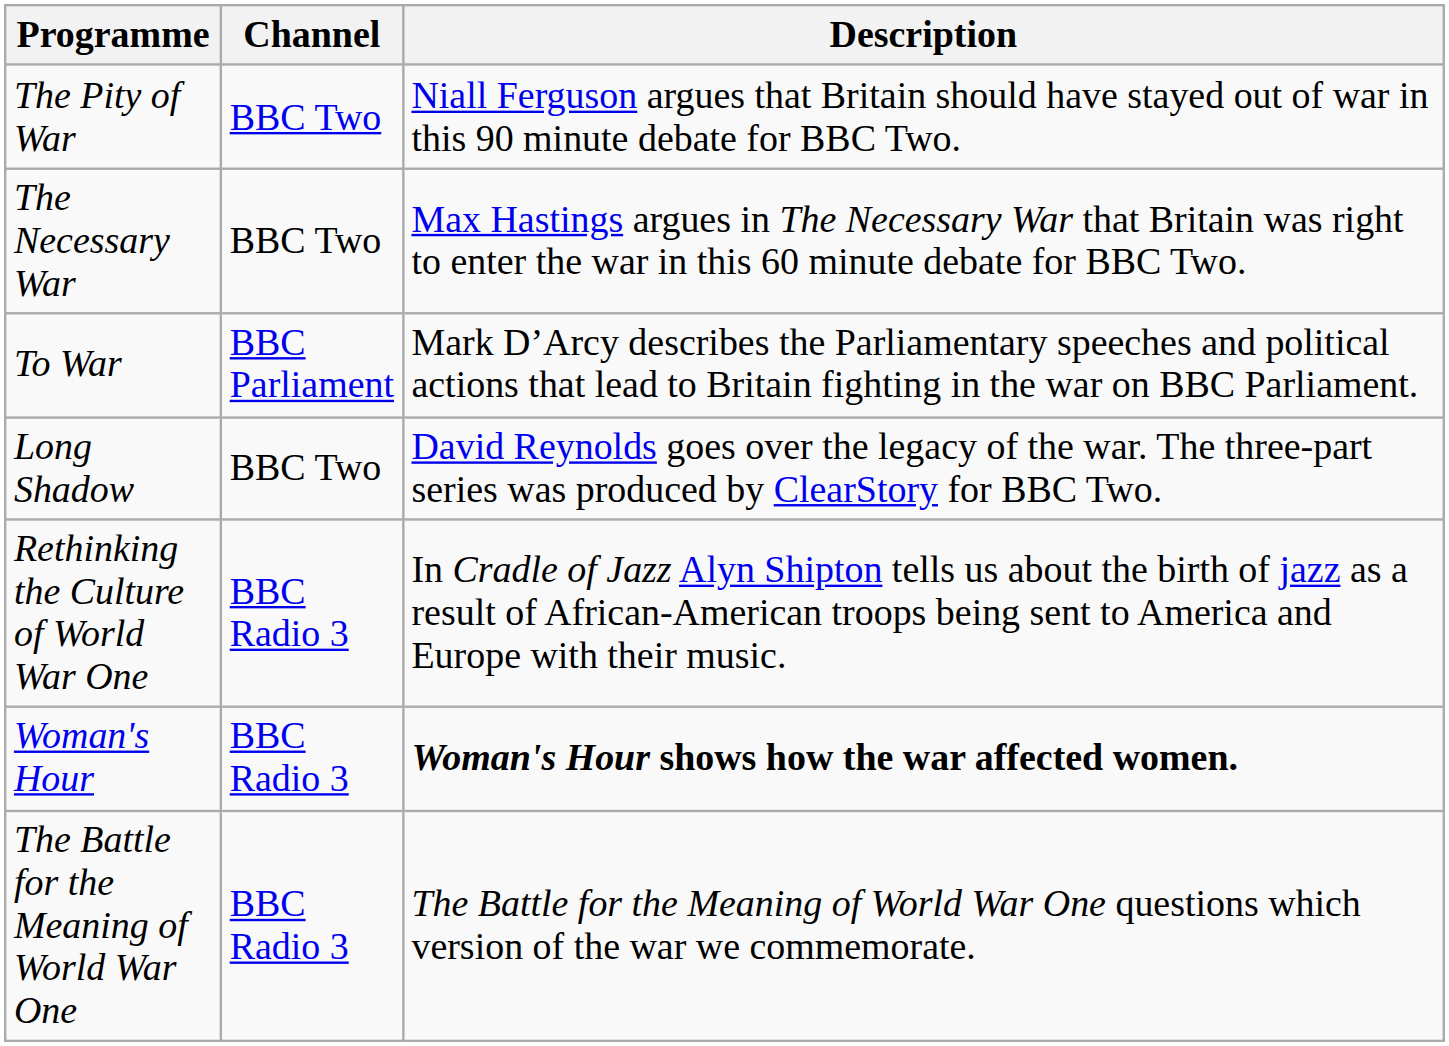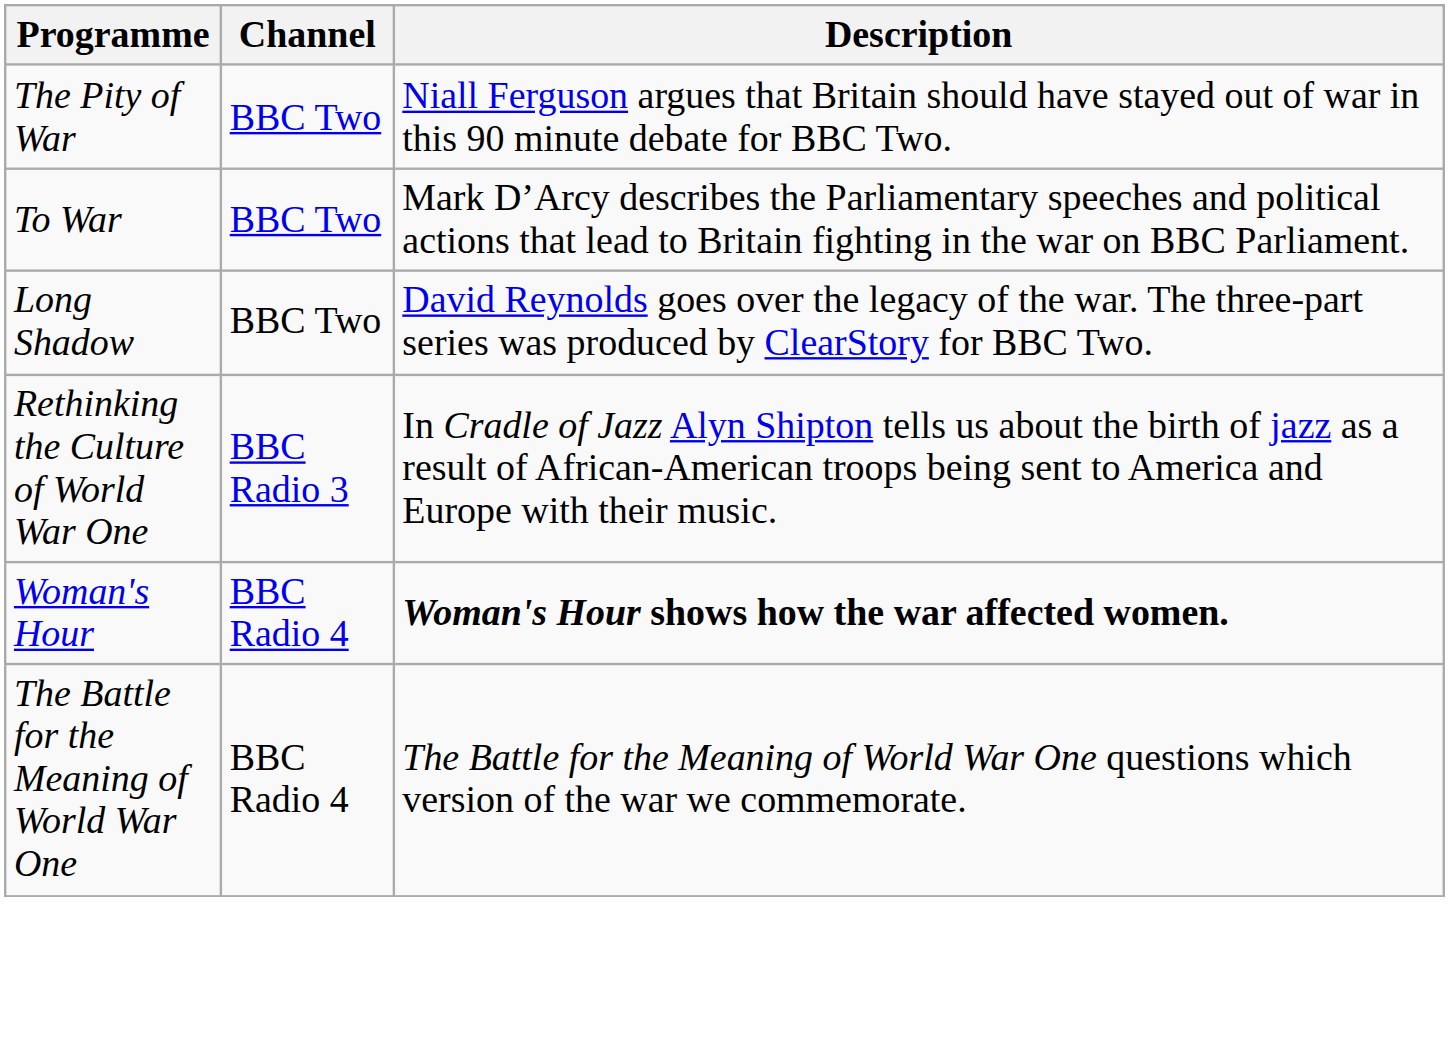- row: (92, 240)
(312, 364) BBC Parliament -> (305, 218) BBC Two
(289, 758) BBC Radio 3 -> (289, 612) BBC Radio 4
(289, 924) BBC Radio 3 -> (289, 779) BBC Radio 4
